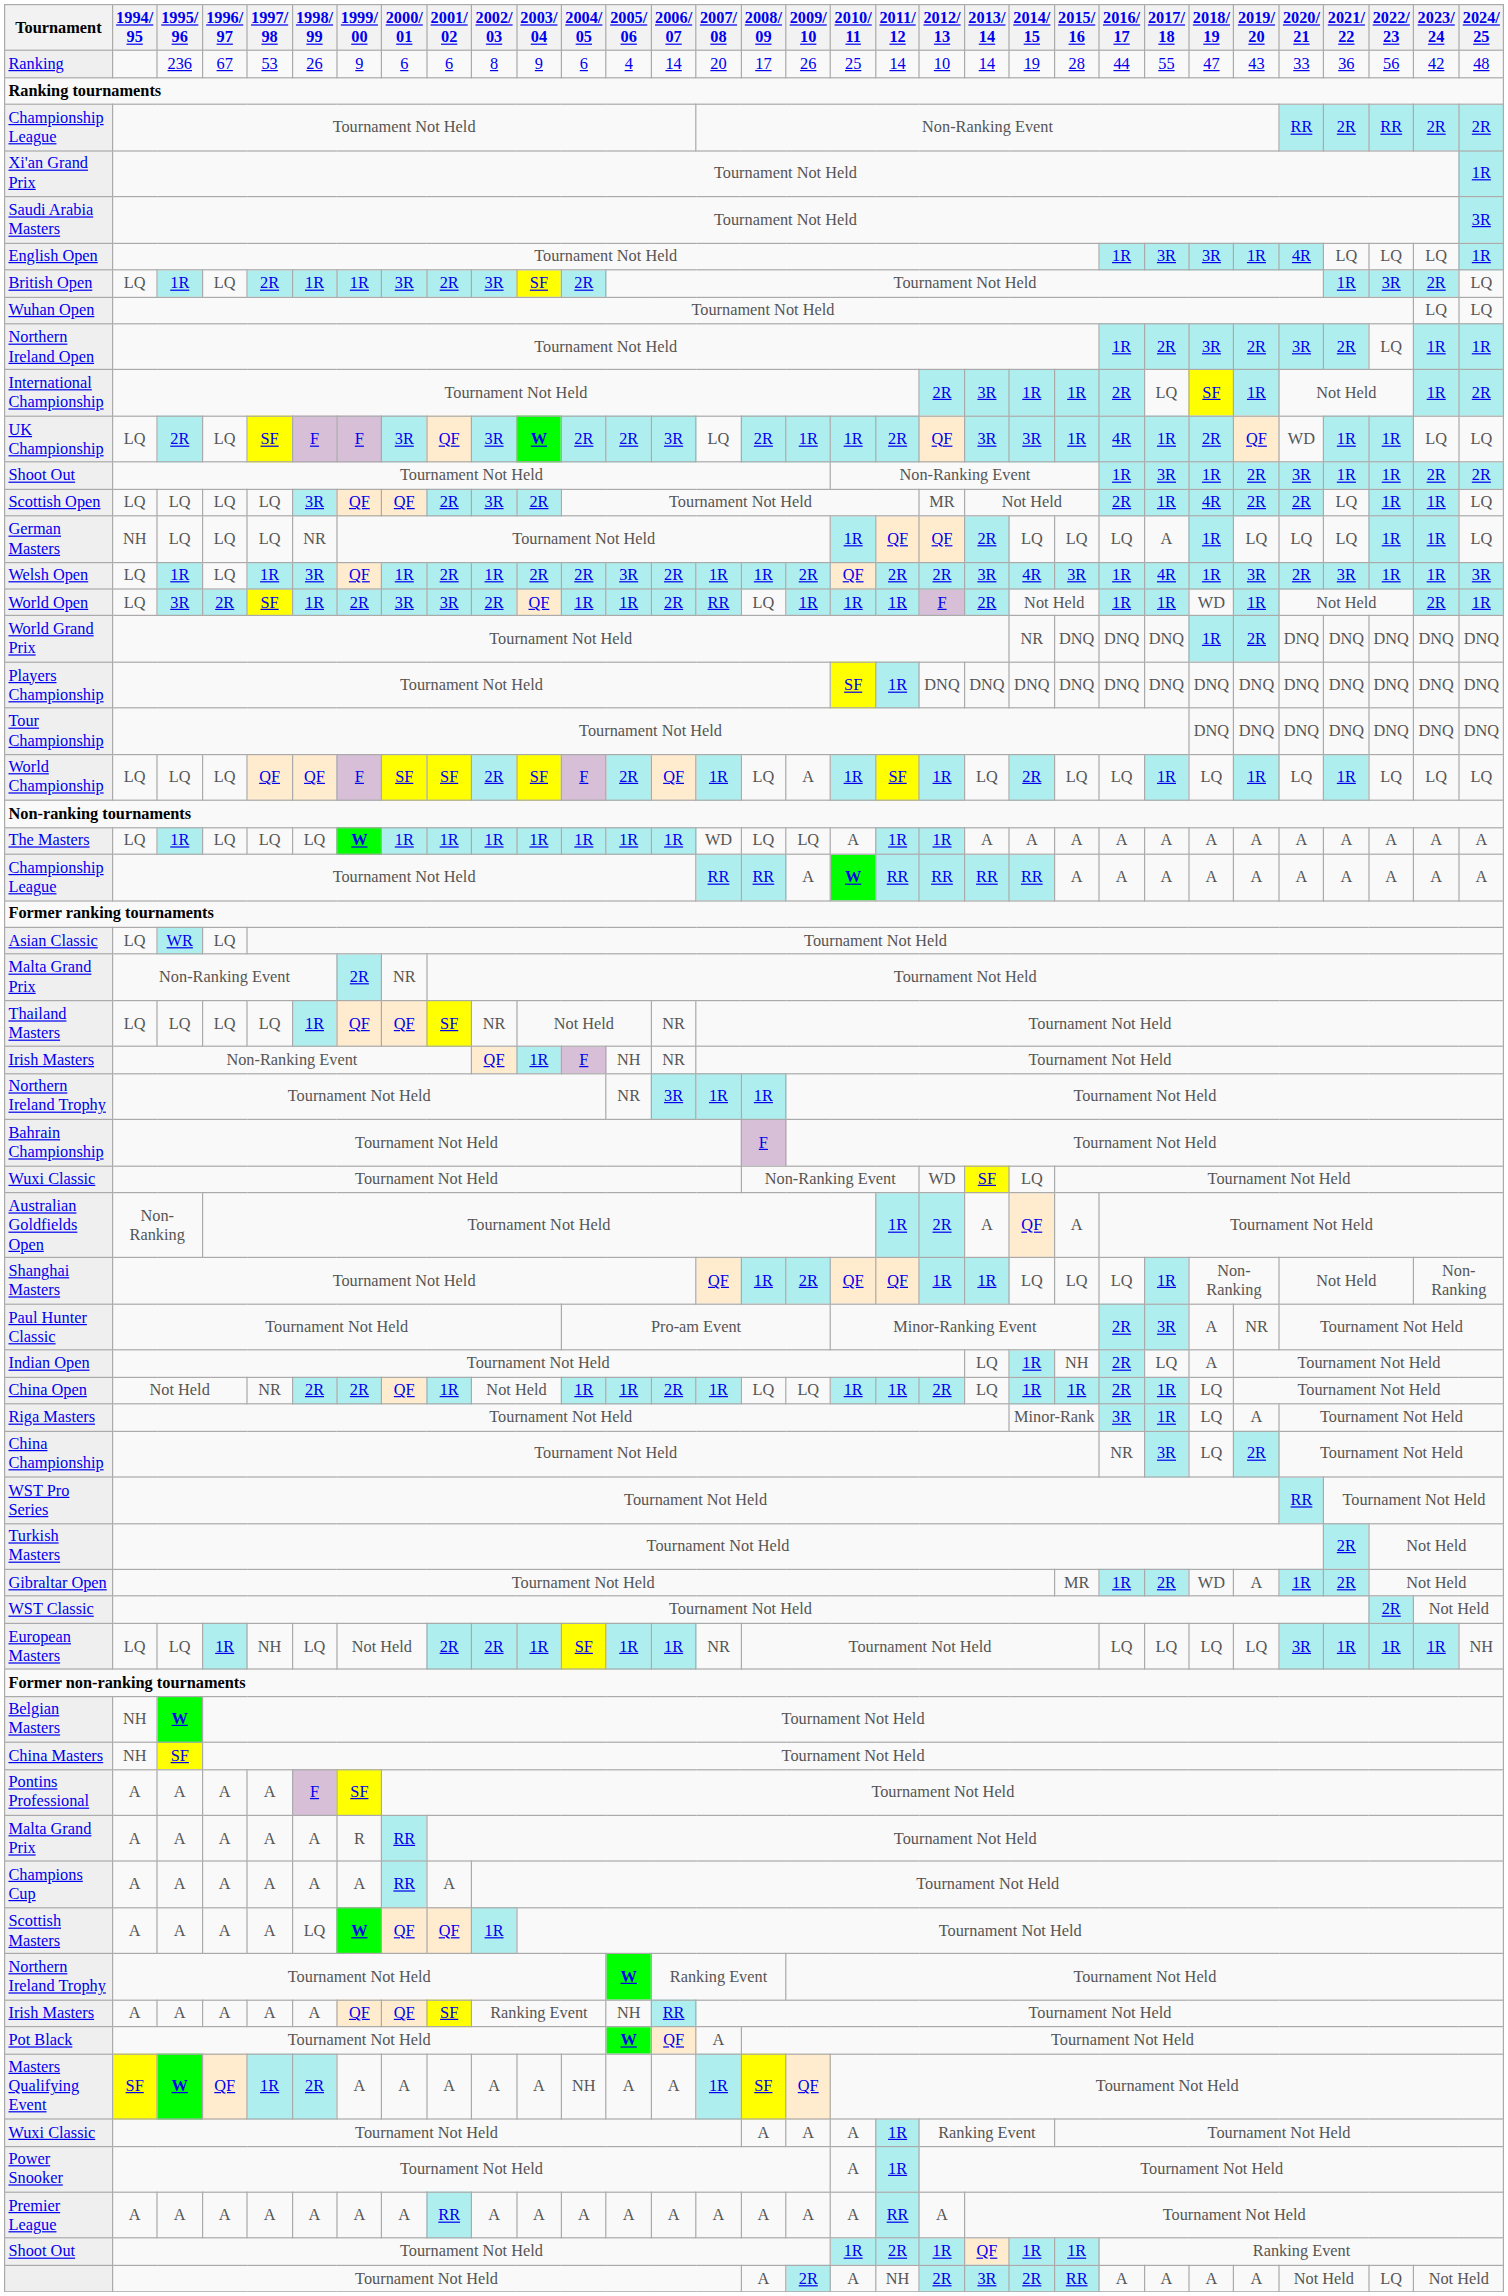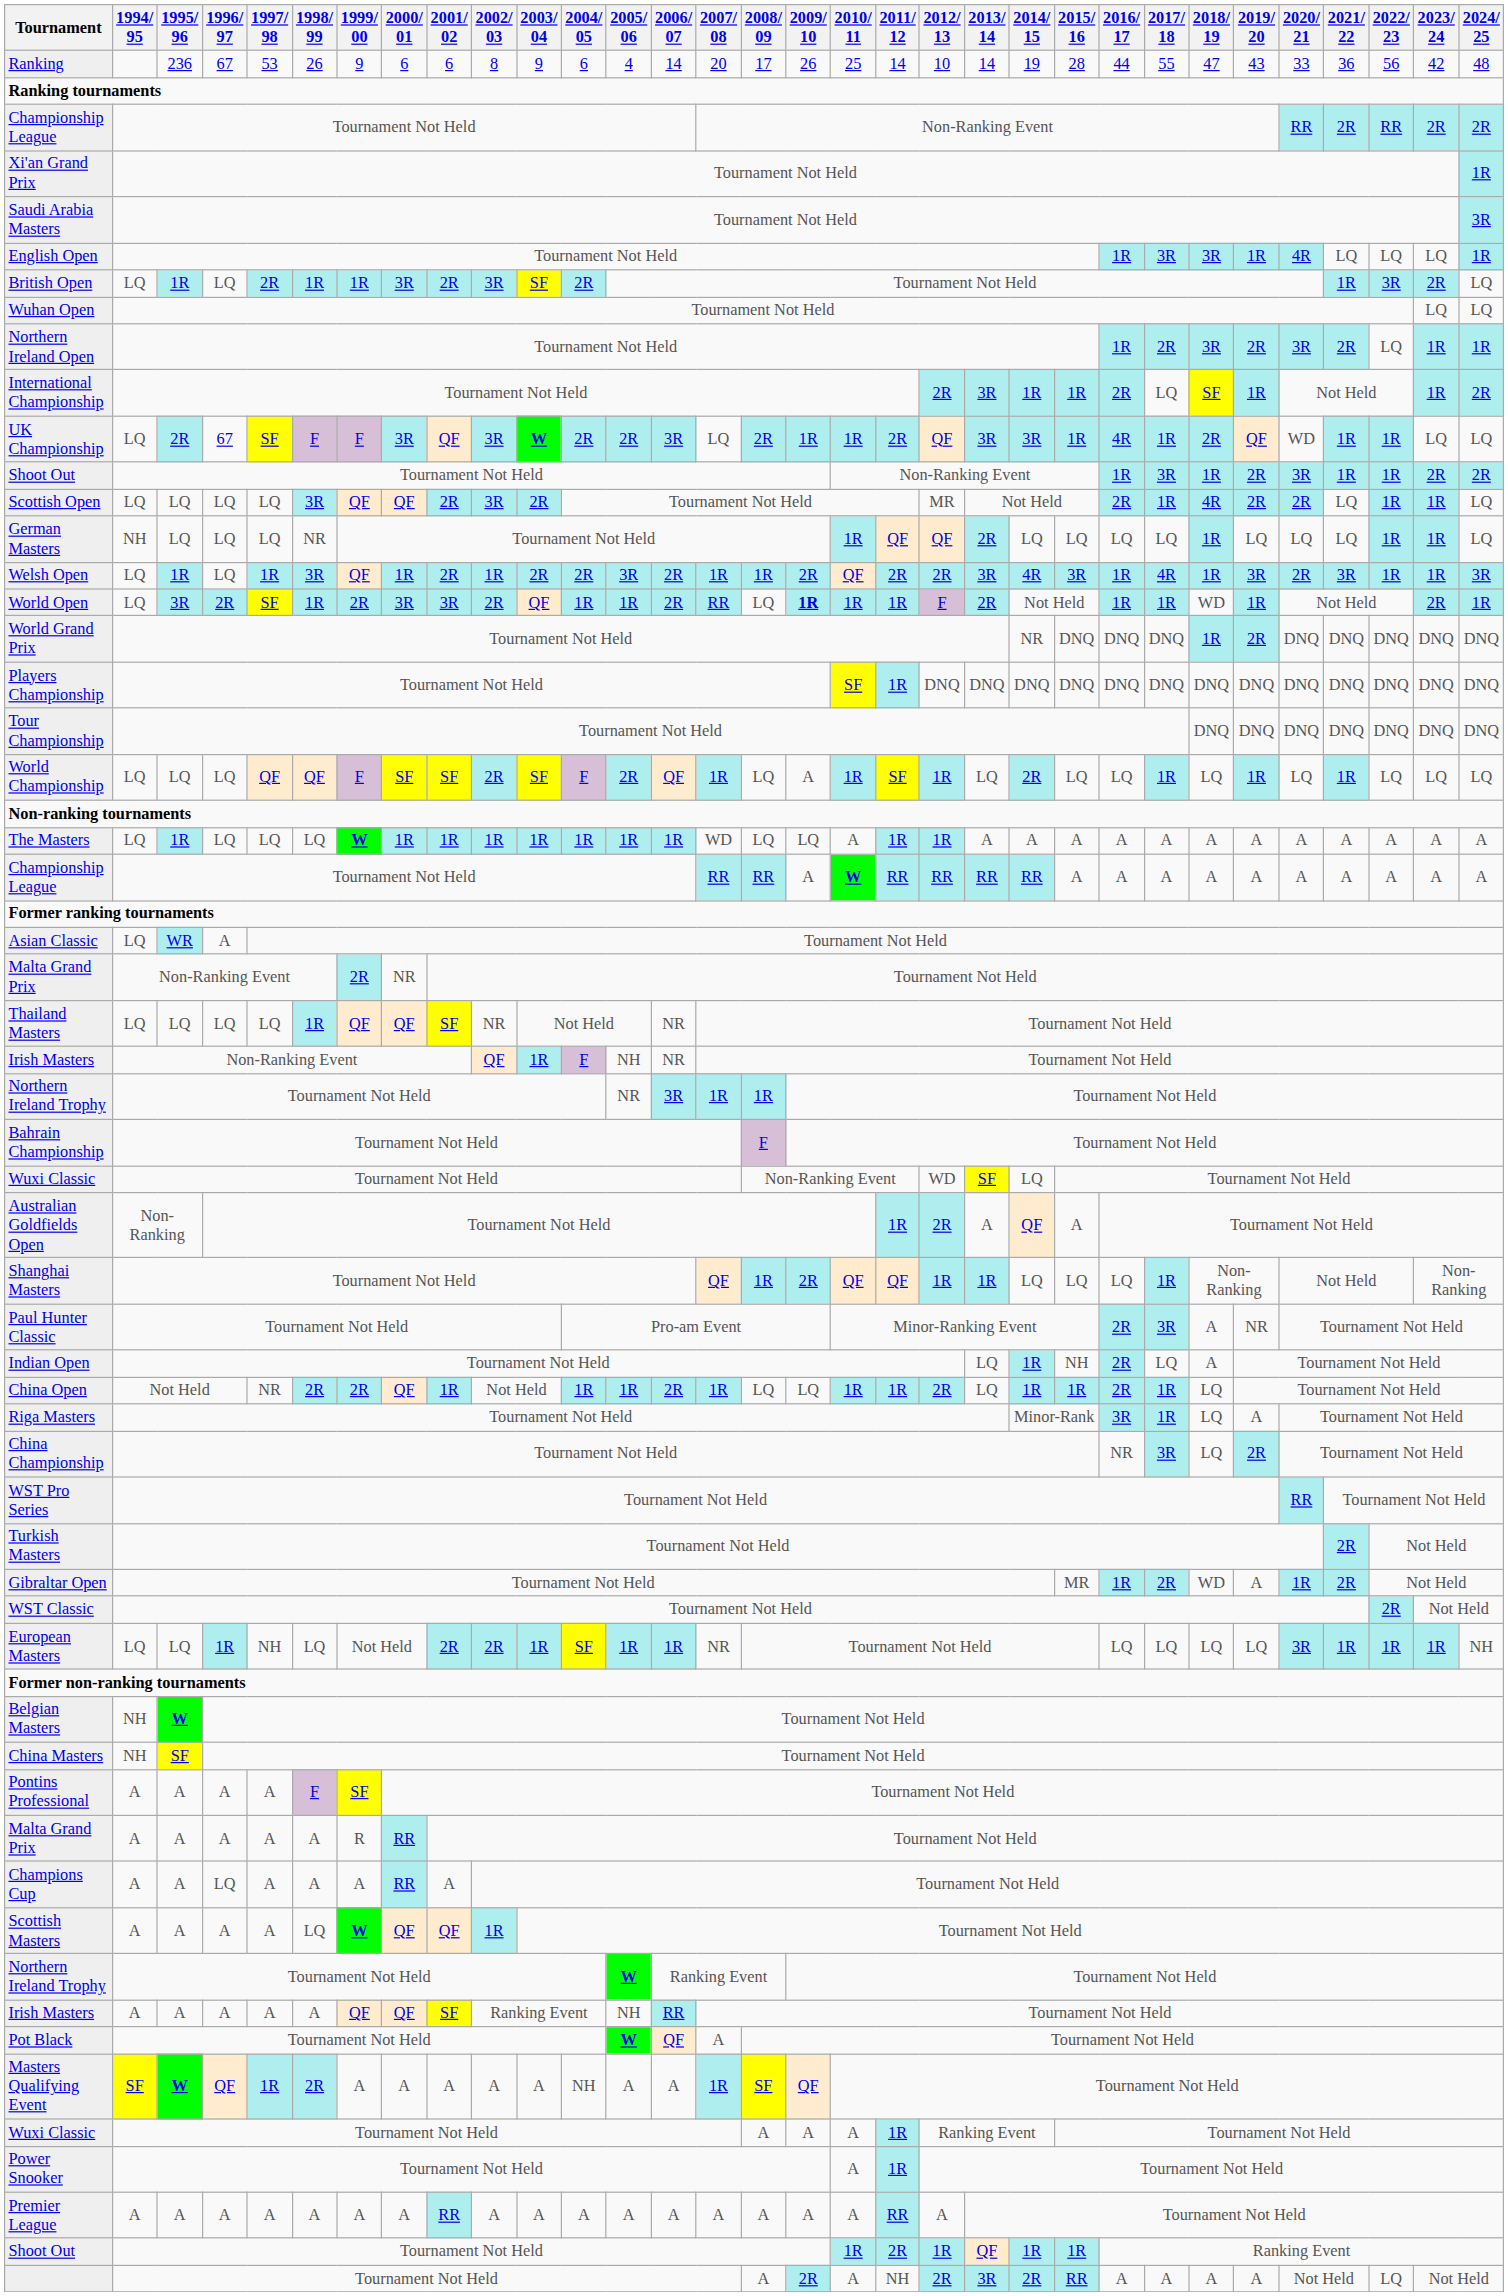(225, 438) LQ -> (225, 438) 67
(1166, 538) A -> (1166, 538) LQ
(808, 601) normal -> (808, 601) bold
(225, 940) LQ -> (225, 940) A
(225, 1884) A -> (225, 1884) LQ
